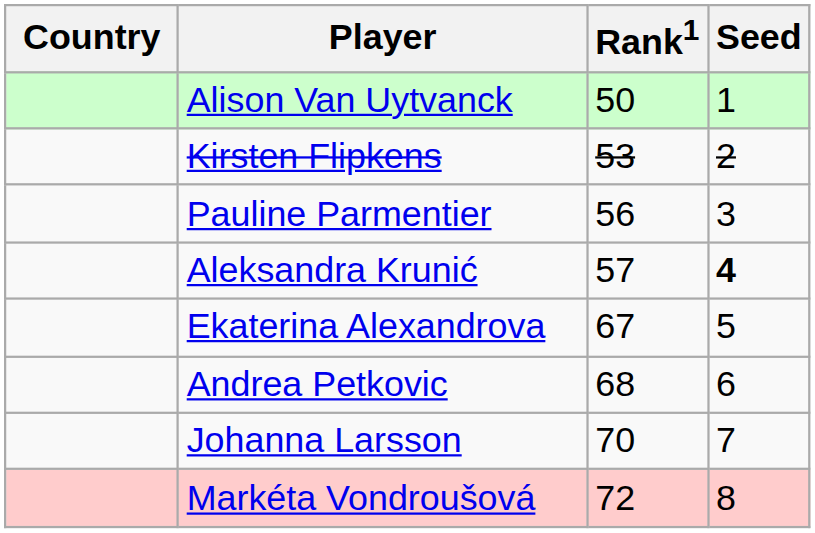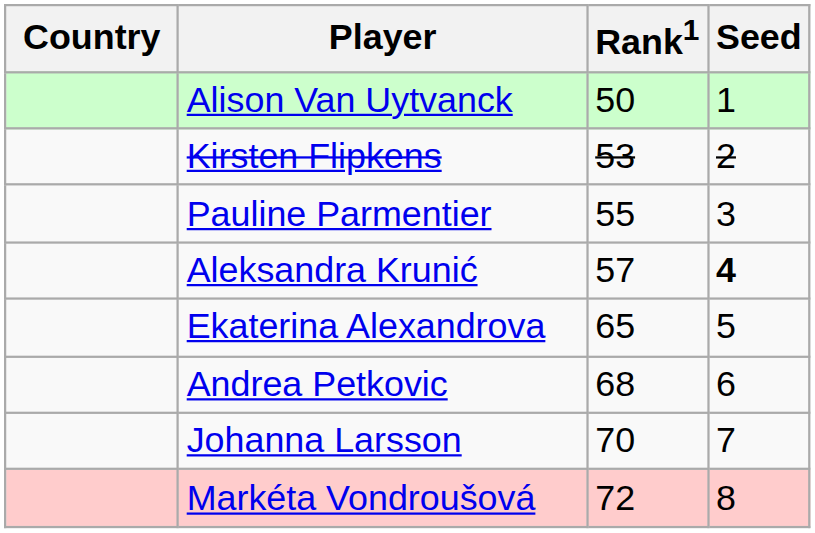(615, 213) 56 -> (615, 213) 55
(615, 326) 67 -> (615, 326) 65
